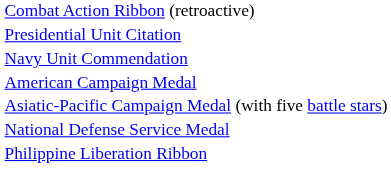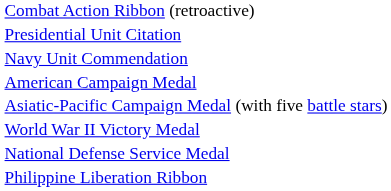+ row: (102, 129)
